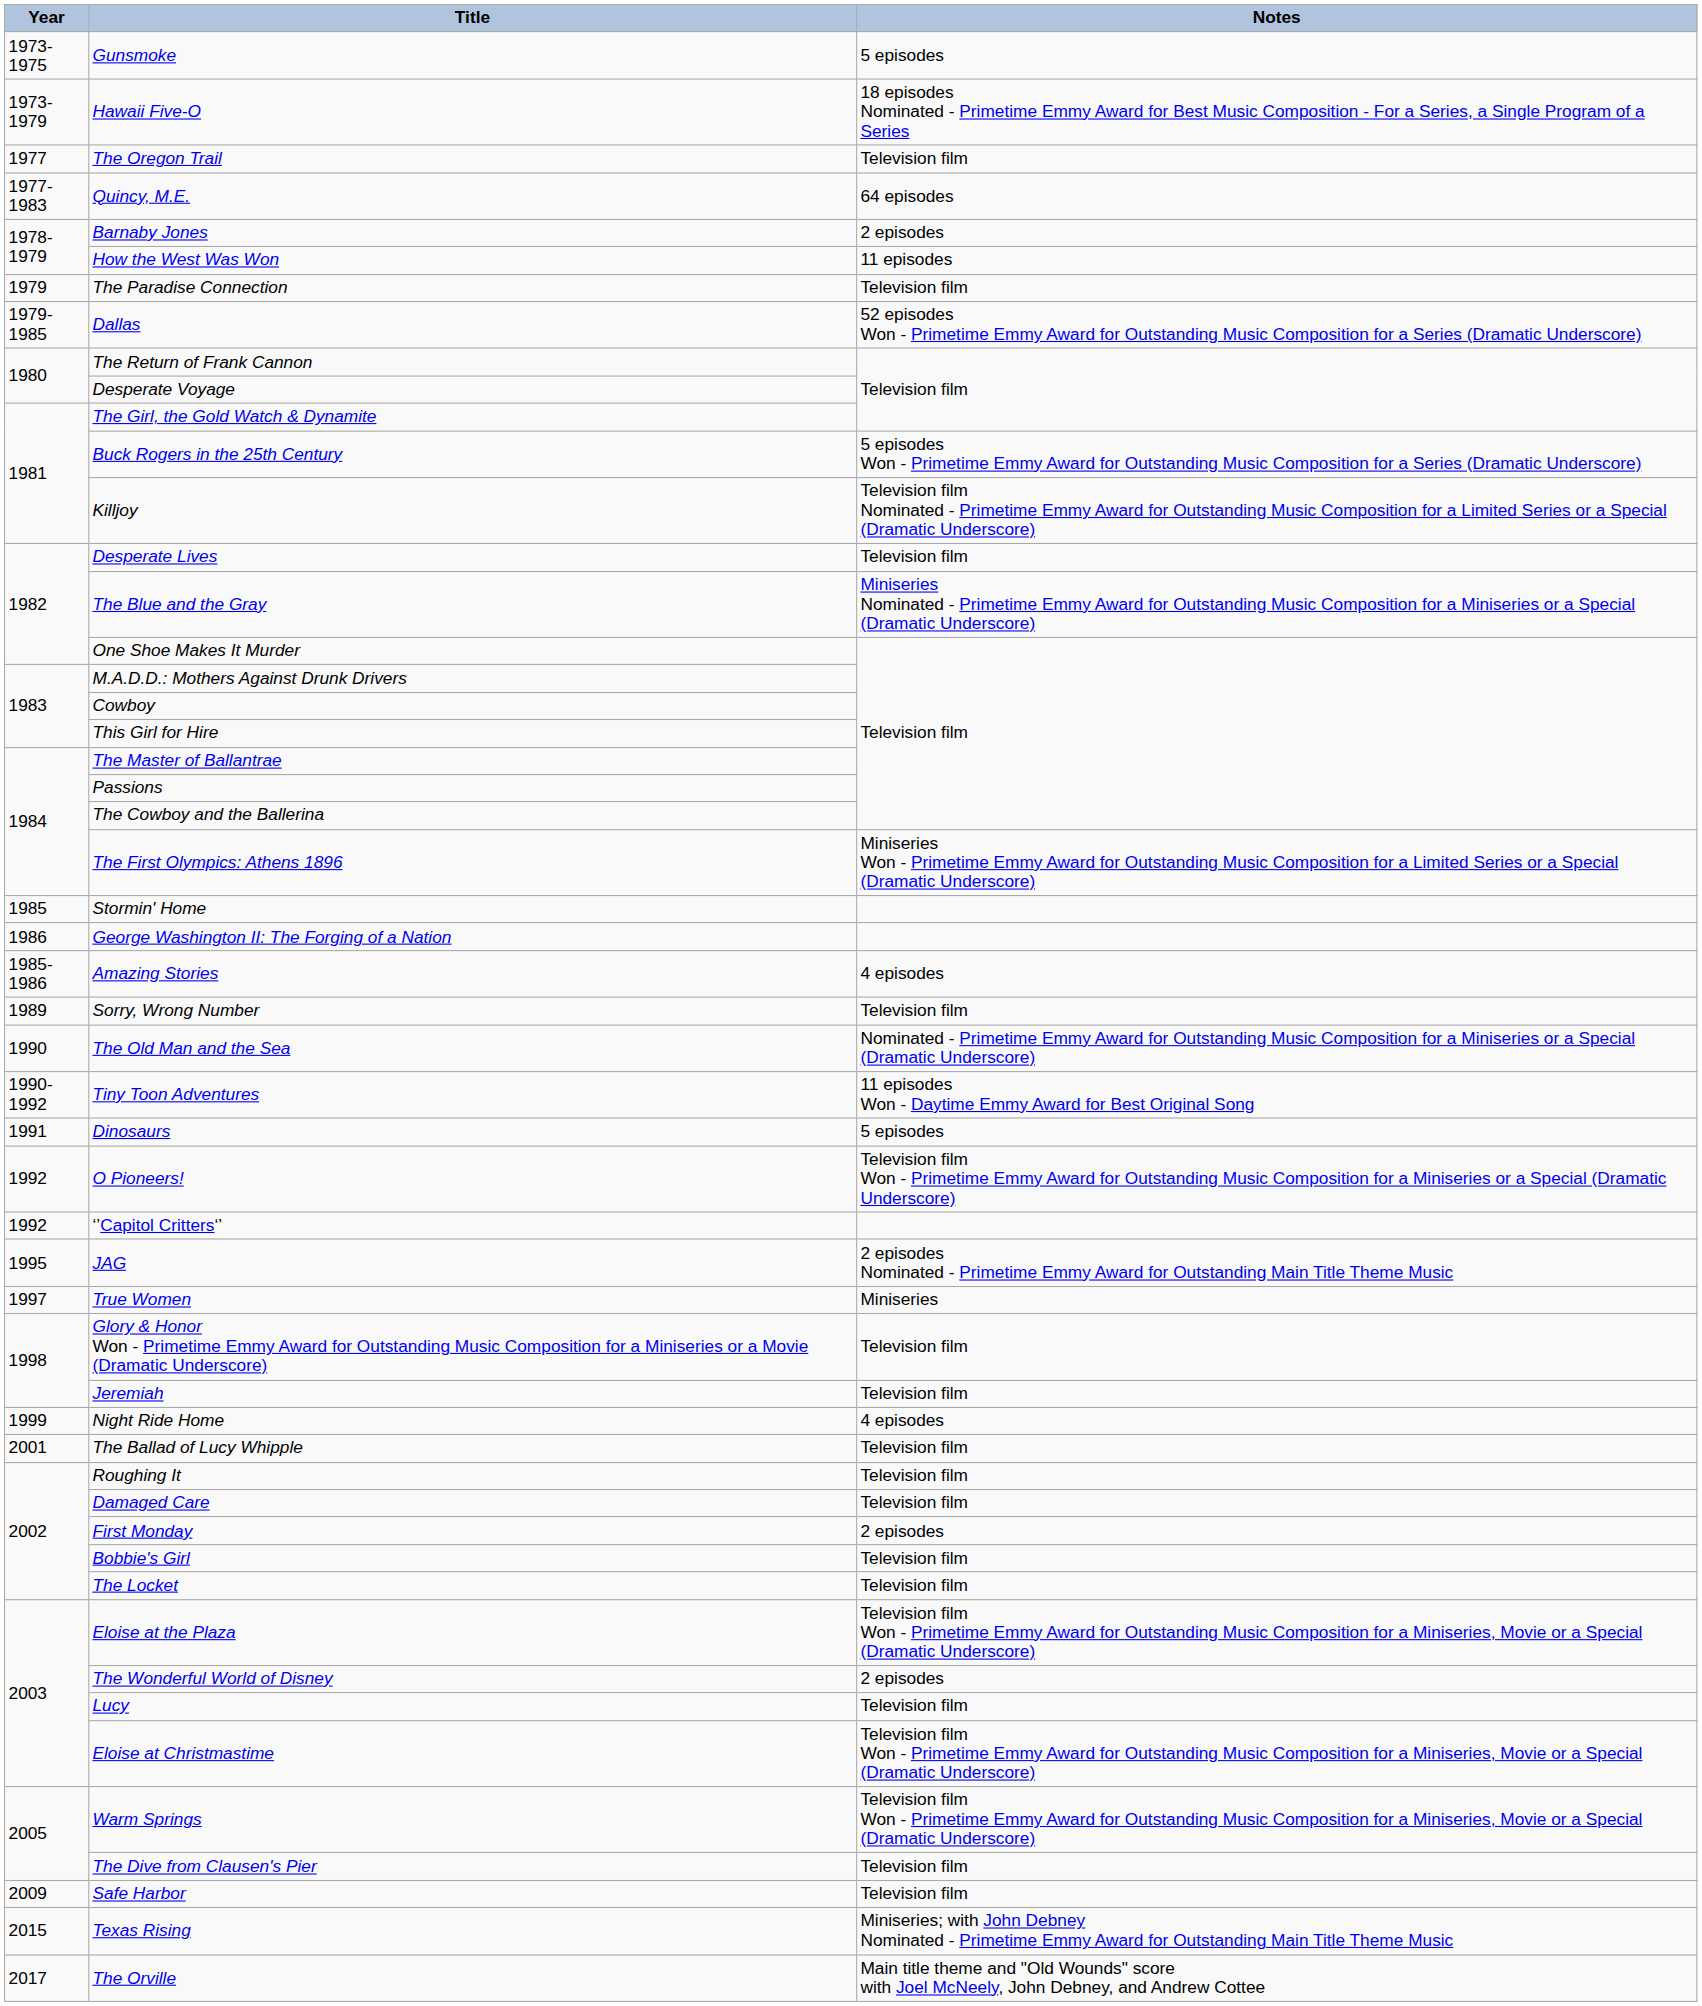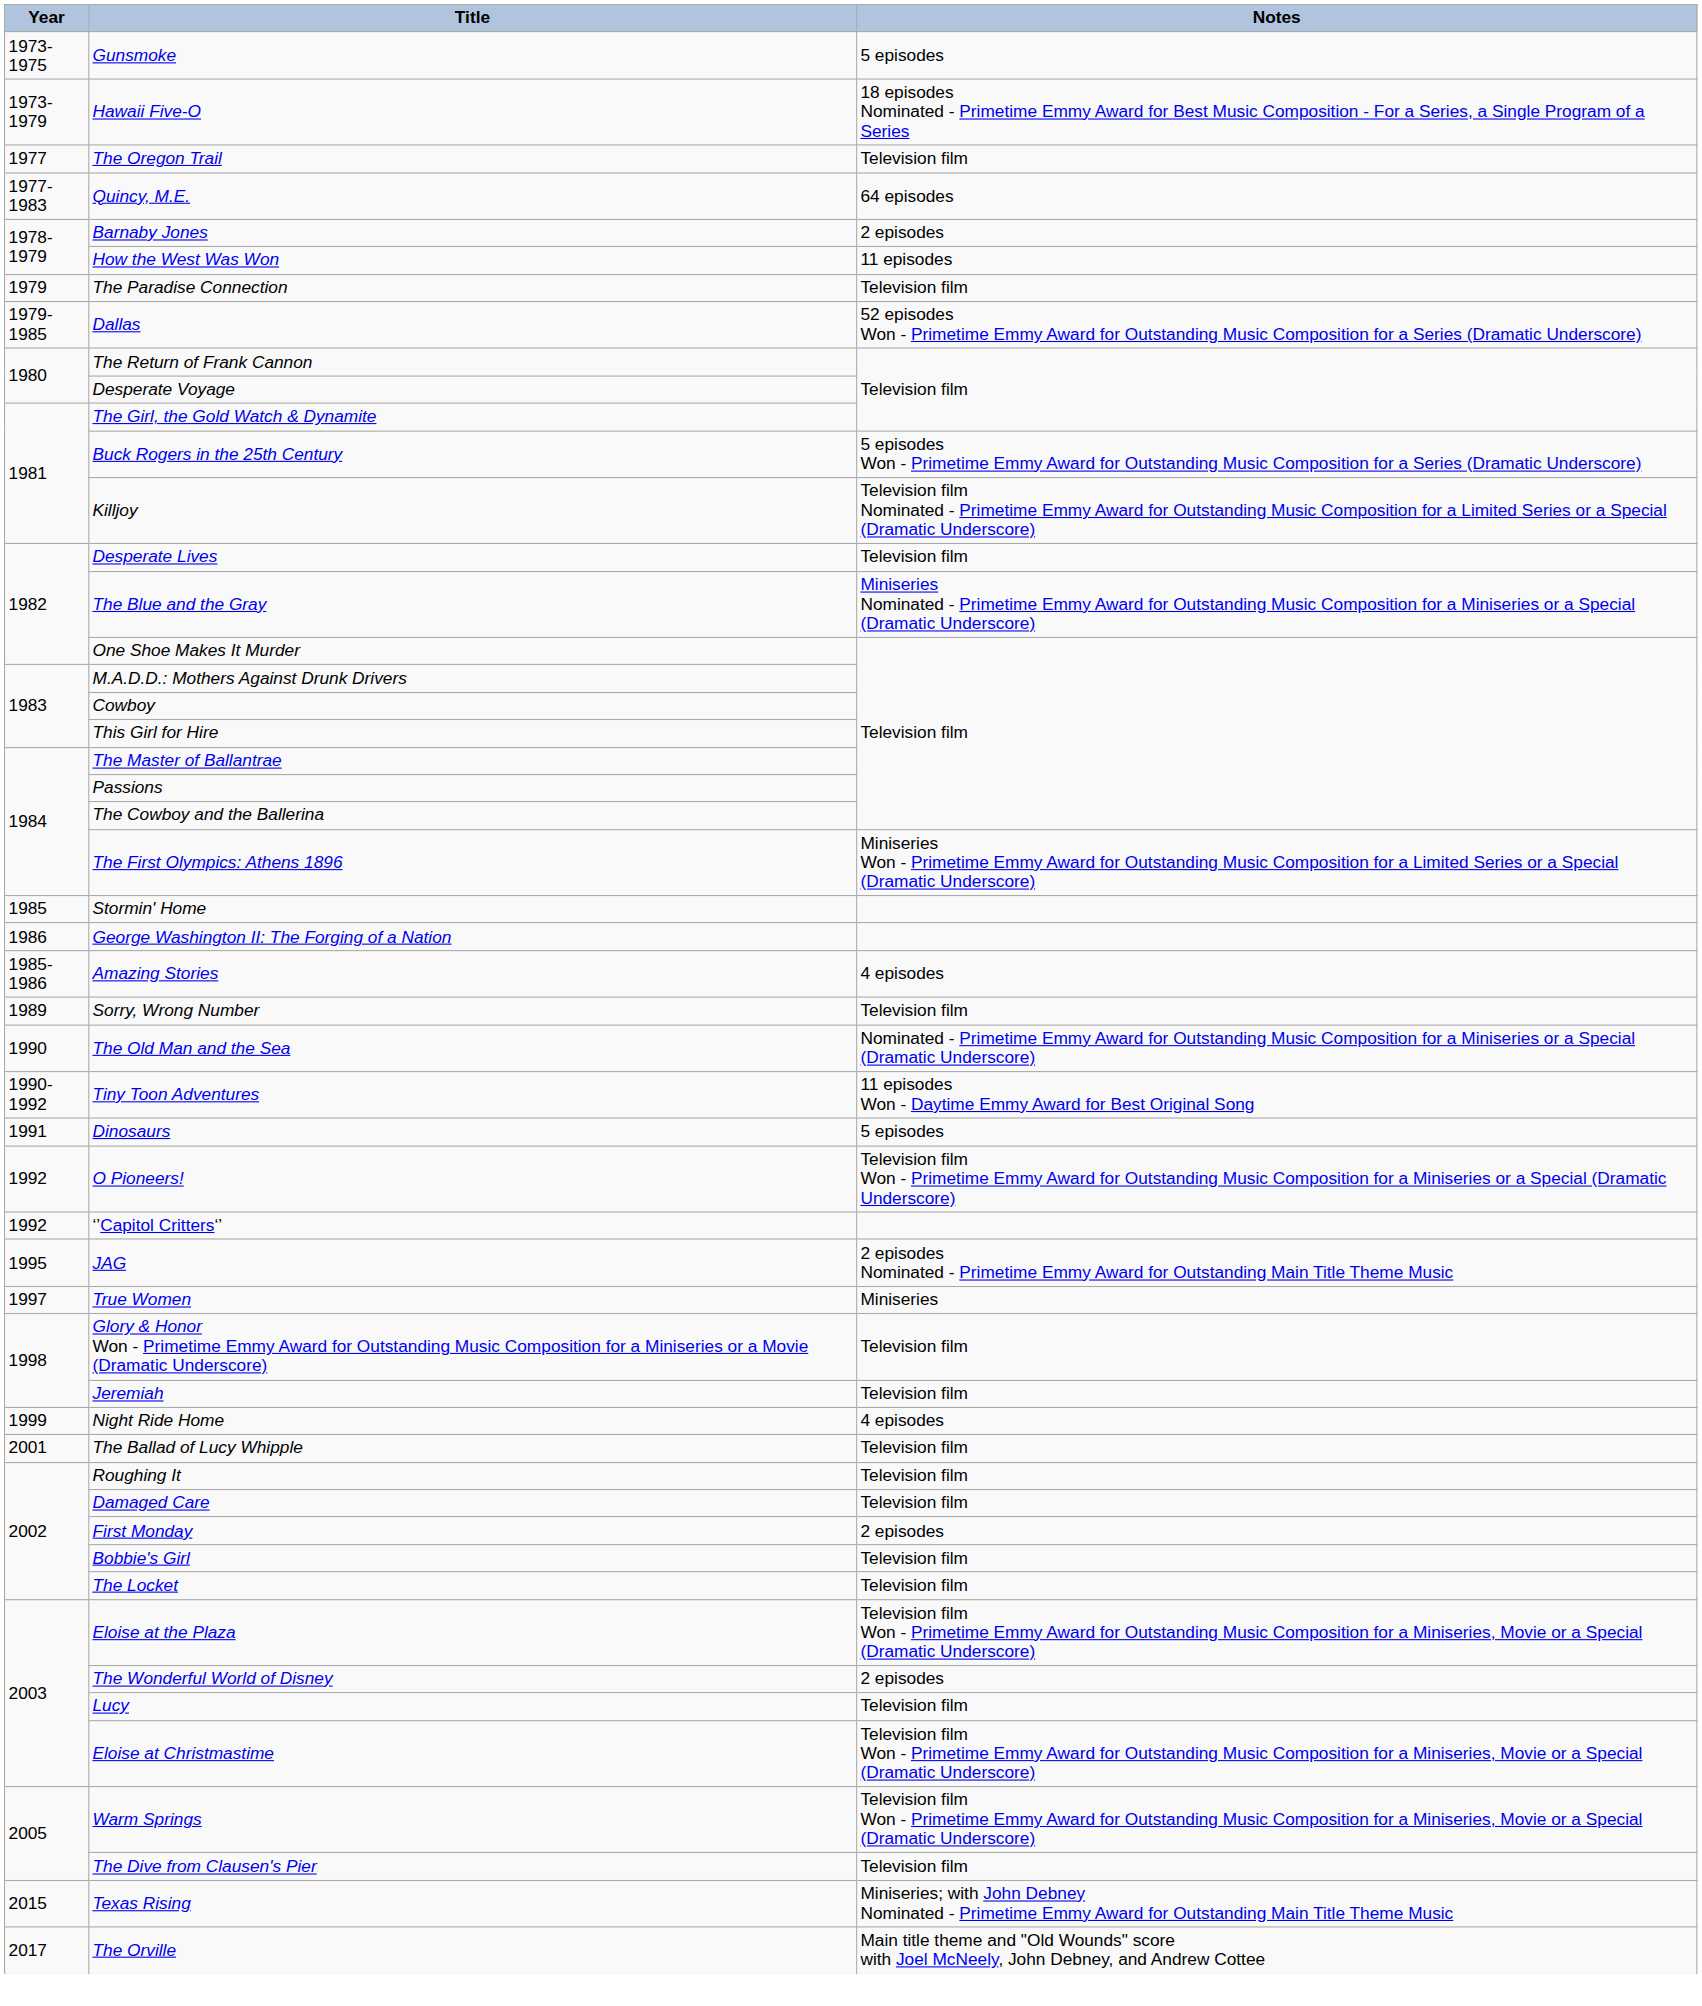- row: (139, 1893)
